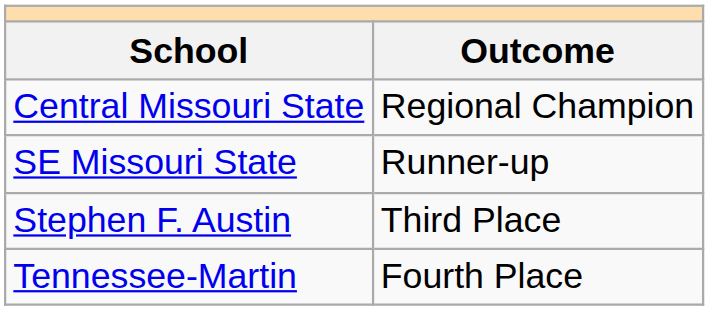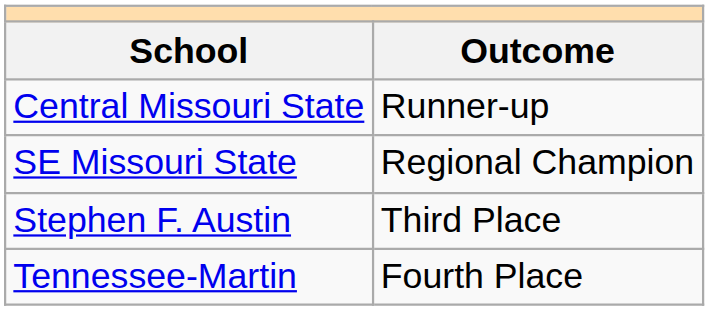(537, 106) Regional Champion -> (465, 106) Runner-up
(465, 163) Runner-up -> (537, 163) Regional Champion
